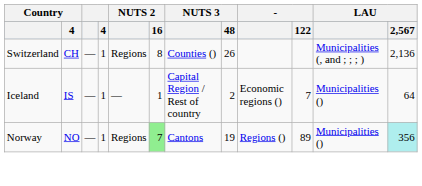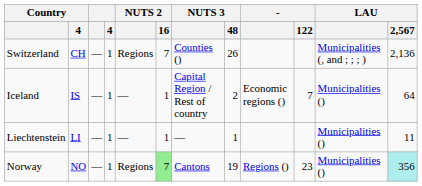(160, 53) 8 -> (166, 53) 7
+ row: (36, 137)
(305, 137) 89 -> (307, 166) 23
